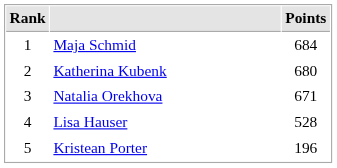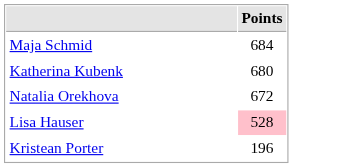- column: (28, 18)
(306, 96) 671 -> (262, 96) 672
(306, 122) no background -> (262, 122) pink background
